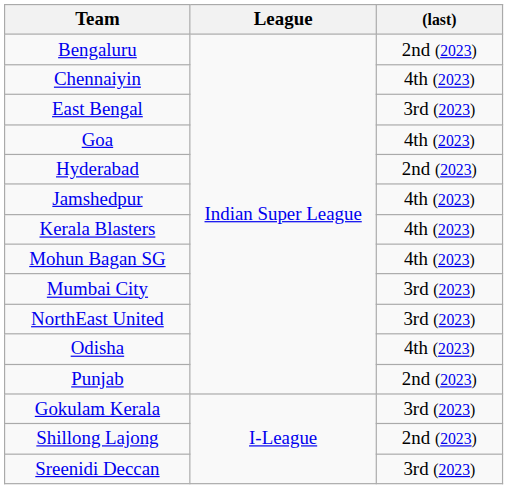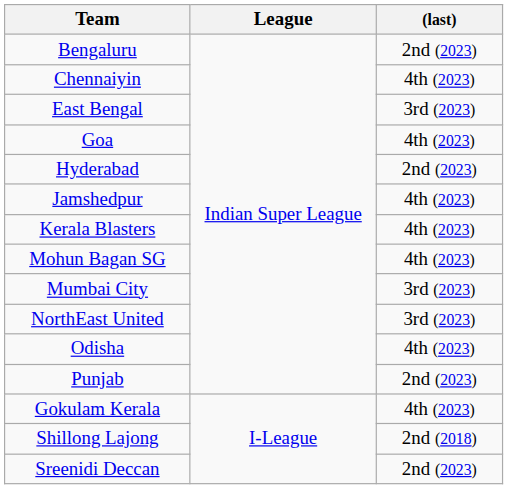(439, 408) 3rd (2023) -> (439, 408) 4th (2023)
(439, 438) 2nd (2023) -> (439, 438) 2nd (2018)
(439, 468) 3rd (2023) -> (439, 468) 2nd (2023)
